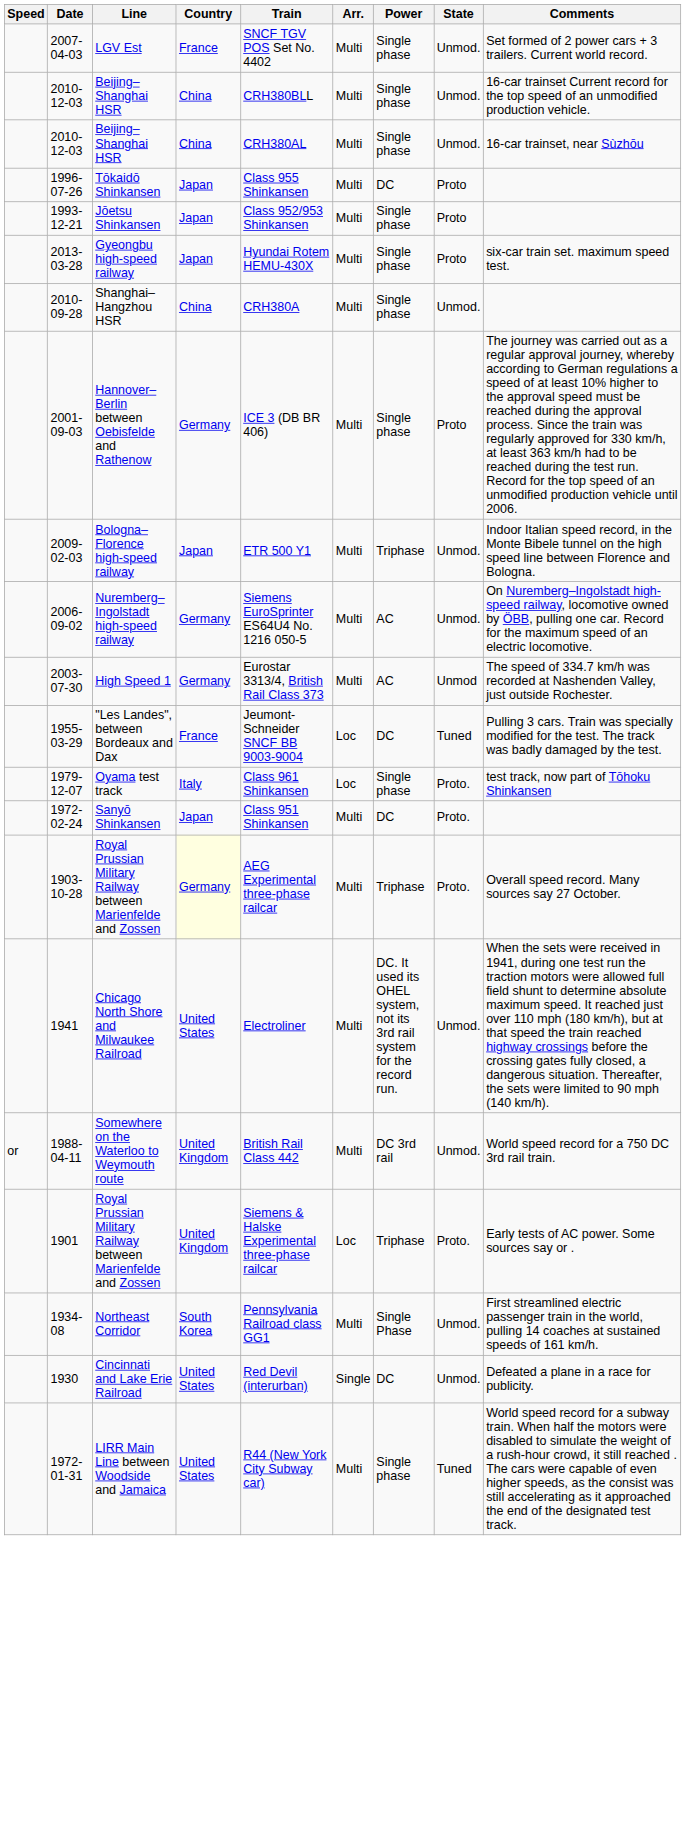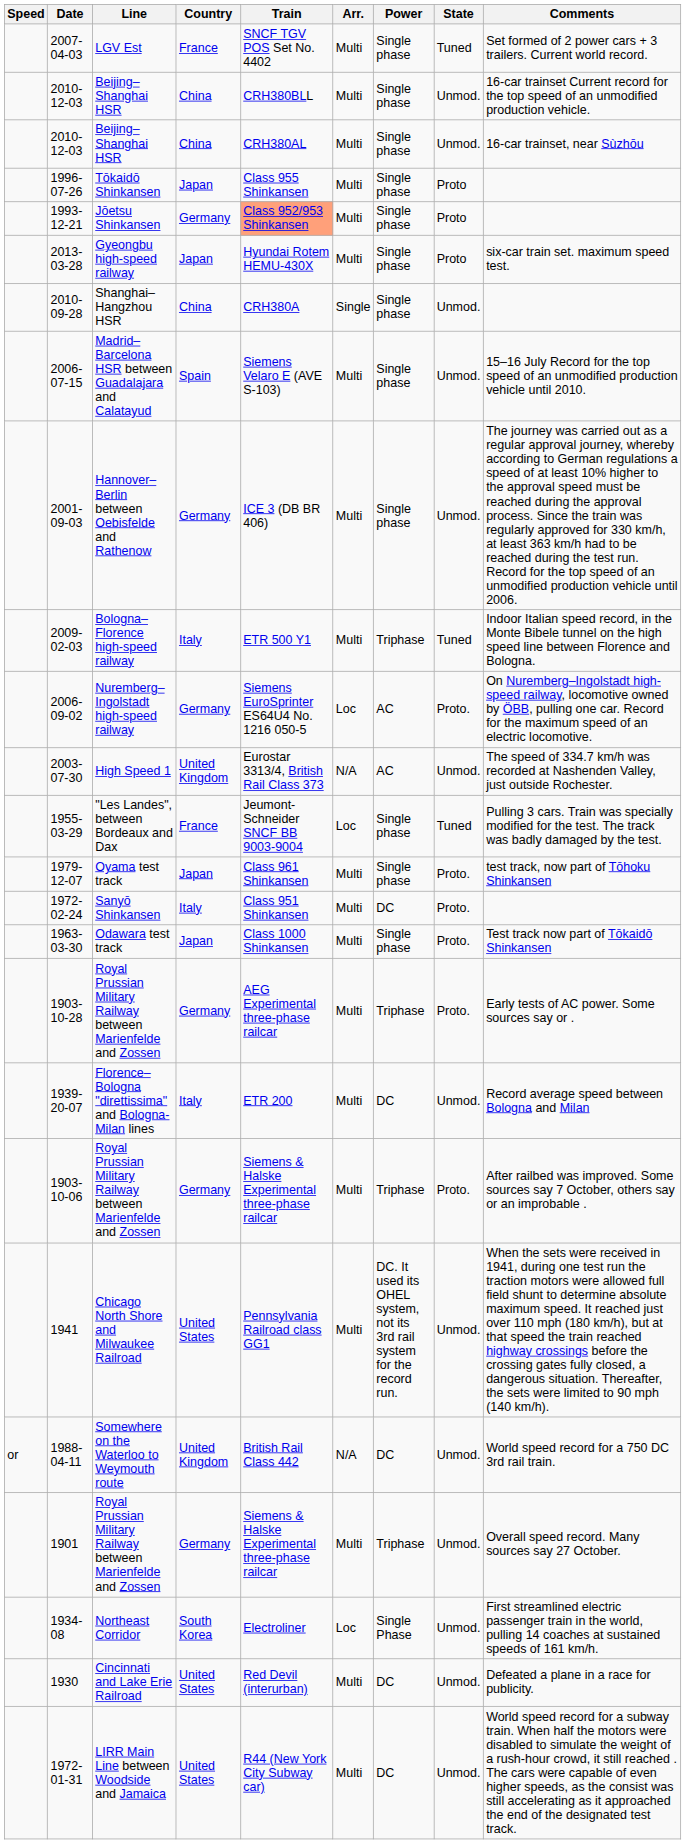(459, 48) Unmod. -> (454, 48) Tuned
(385, 184) DC -> (394, 184) Single phase
(196, 218) Japan -> (205, 218) Germany
(283, 218) no background -> (283, 218) lightsalmon background
(349, 307) Multi -> (353, 307) Single
+ row: (66, 376)
(452, 425) Proto -> (459, 515) Unmod.
(196, 550) Japan -> (190, 640) Italy
(459, 550) Unmod. -> (454, 640) Tuned
(349, 619) Multi -> (346, 709) Loc
(459, 619) Unmod. -> (453, 709) Proto.
(205, 681) Germany -> (204, 771) United Kingdom
(349, 681) Multi -> (346, 771) N/A
(457, 681) Unmod -> (459, 771) Unmod.
(385, 736) DC -> (394, 826) Single phase
(190, 784) Italy -> (196, 874) Japan
(346, 784) Loc -> (349, 874) Multi
(196, 817) Japan -> (190, 907) Italy
+ row: (66, 941)
(205, 886) lightyellow background -> (205, 1010) no background
(563, 886) Overall speed record. Many sources say 27 October. -> (570, 1010) Early tests of AC power. Some sources say or .
+ row: (66, 1100)
+ row: (66, 1190)
(274, 1026) Electroliner -> (282, 1329) Pennsylvania Railroad class GG1
(349, 1151) Multi -> (346, 1454) N/A
(396, 1151) DC 3rd rail -> (385, 1454) DC
(204, 1241) United Kingdom -> (205, 1544) Germany
(346, 1241) Loc -> (349, 1544) Multi
(453, 1241) Proto. -> (459, 1544) Unmod.
(570, 1241) Early tests of AC power. Some sources say or . -> (563, 1544) Overall speed record. Many sources say 27 October.
(282, 1324) Pennsylvania Railroad class GG1 -> (274, 1627) Electroliner
(349, 1324) Multi -> (346, 1627) Loc
(353, 1379) Single -> (349, 1682) Multi
(394, 1468) Single phase -> (385, 1772) DC
(454, 1468) Tuned -> (459, 1772) Unmod.
